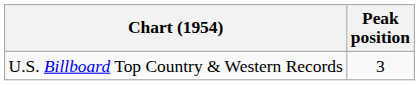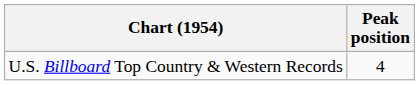(380, 65) 3 -> (380, 65) 4
